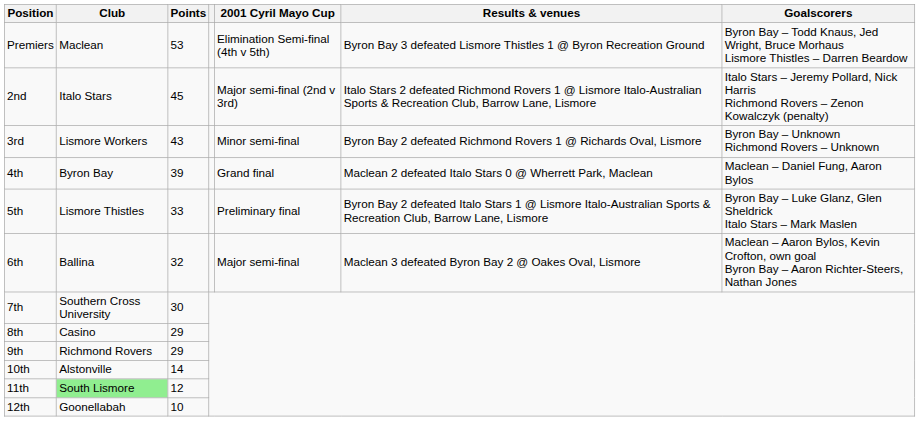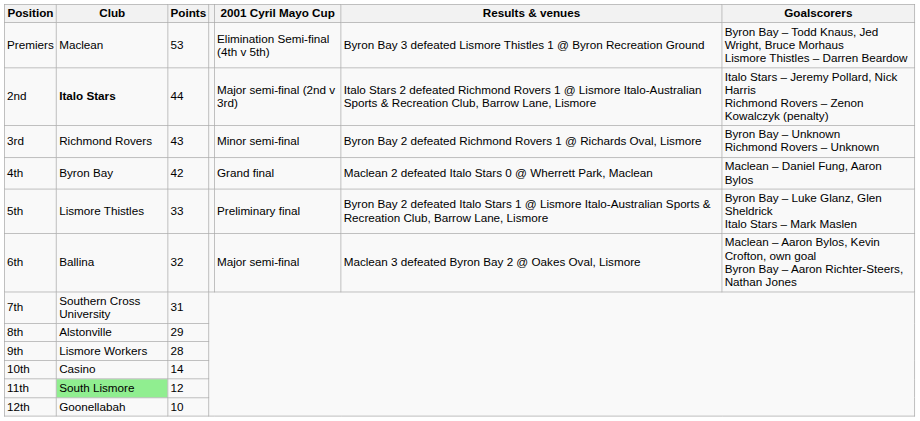(85, 96) normal -> (87, 96) bold
(177, 96) 45 -> (177, 96) 44
(103, 141) Lismore Workers -> (106, 141) Richmond Rovers
(177, 173) 39 -> (177, 173) 42
(177, 307) 30 -> (177, 307) 31
(77, 332) Casino -> (85, 332) Alstonville
(106, 351) Richmond Rovers -> (103, 351) Lismore Workers
(177, 351) 29 -> (177, 351) 28
(85, 369) Alstonville -> (77, 369) Casino
